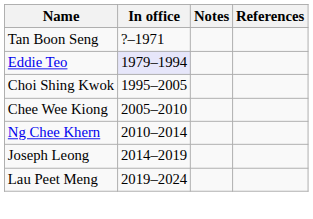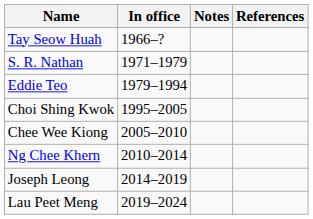+ row: (55, 39)
- row: (53, 39)
+ row: (45, 62)
(154, 62) lavender background -> (154, 86) no background
